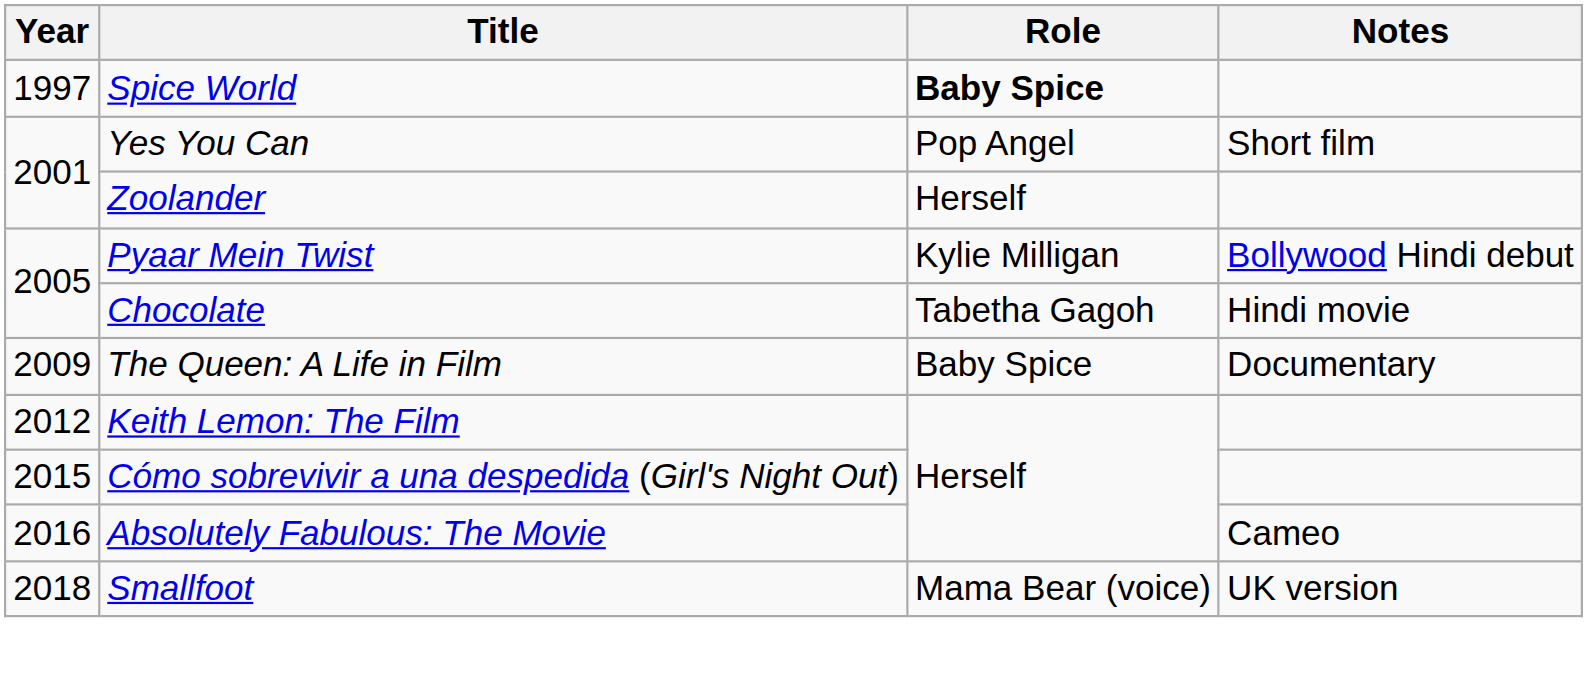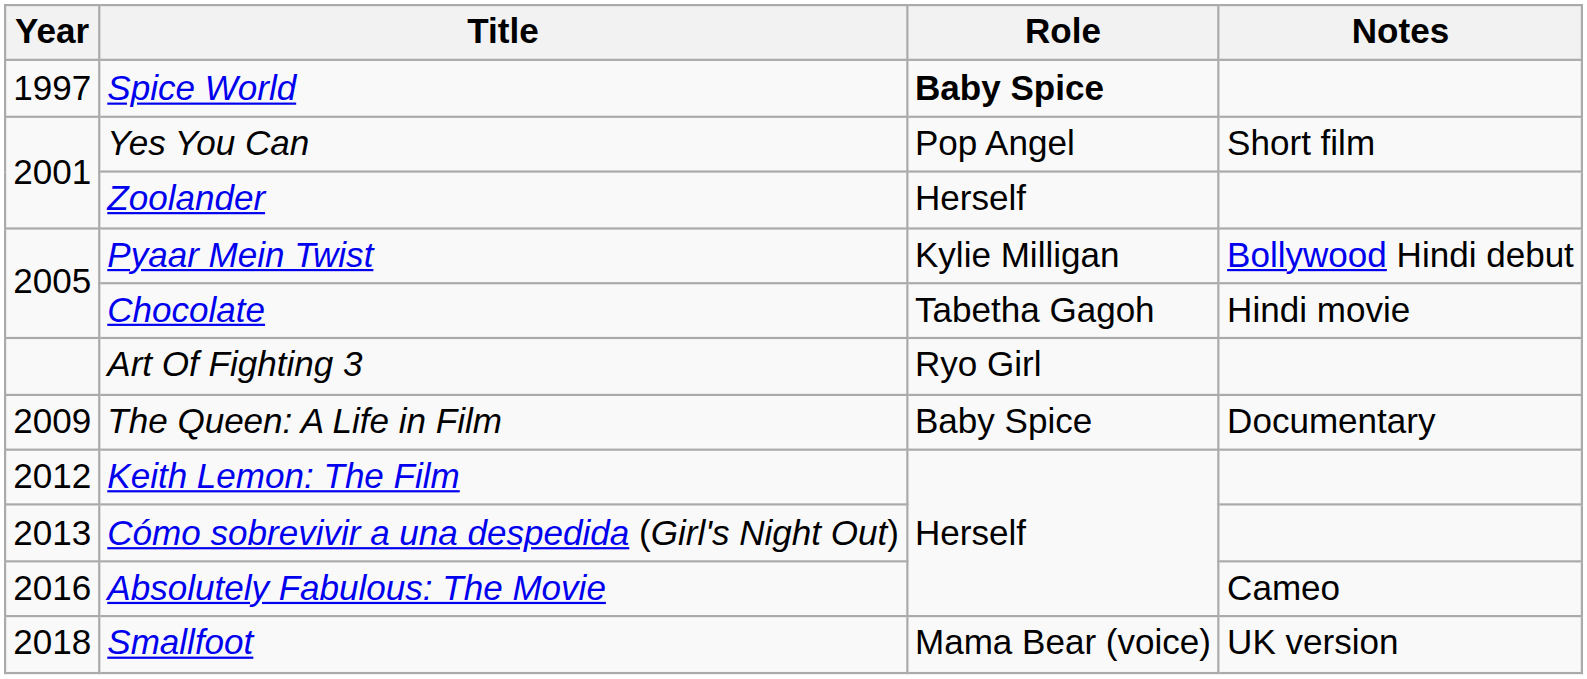+ row: (235, 365)
(52, 476) 2015 -> (52, 532) 2013
